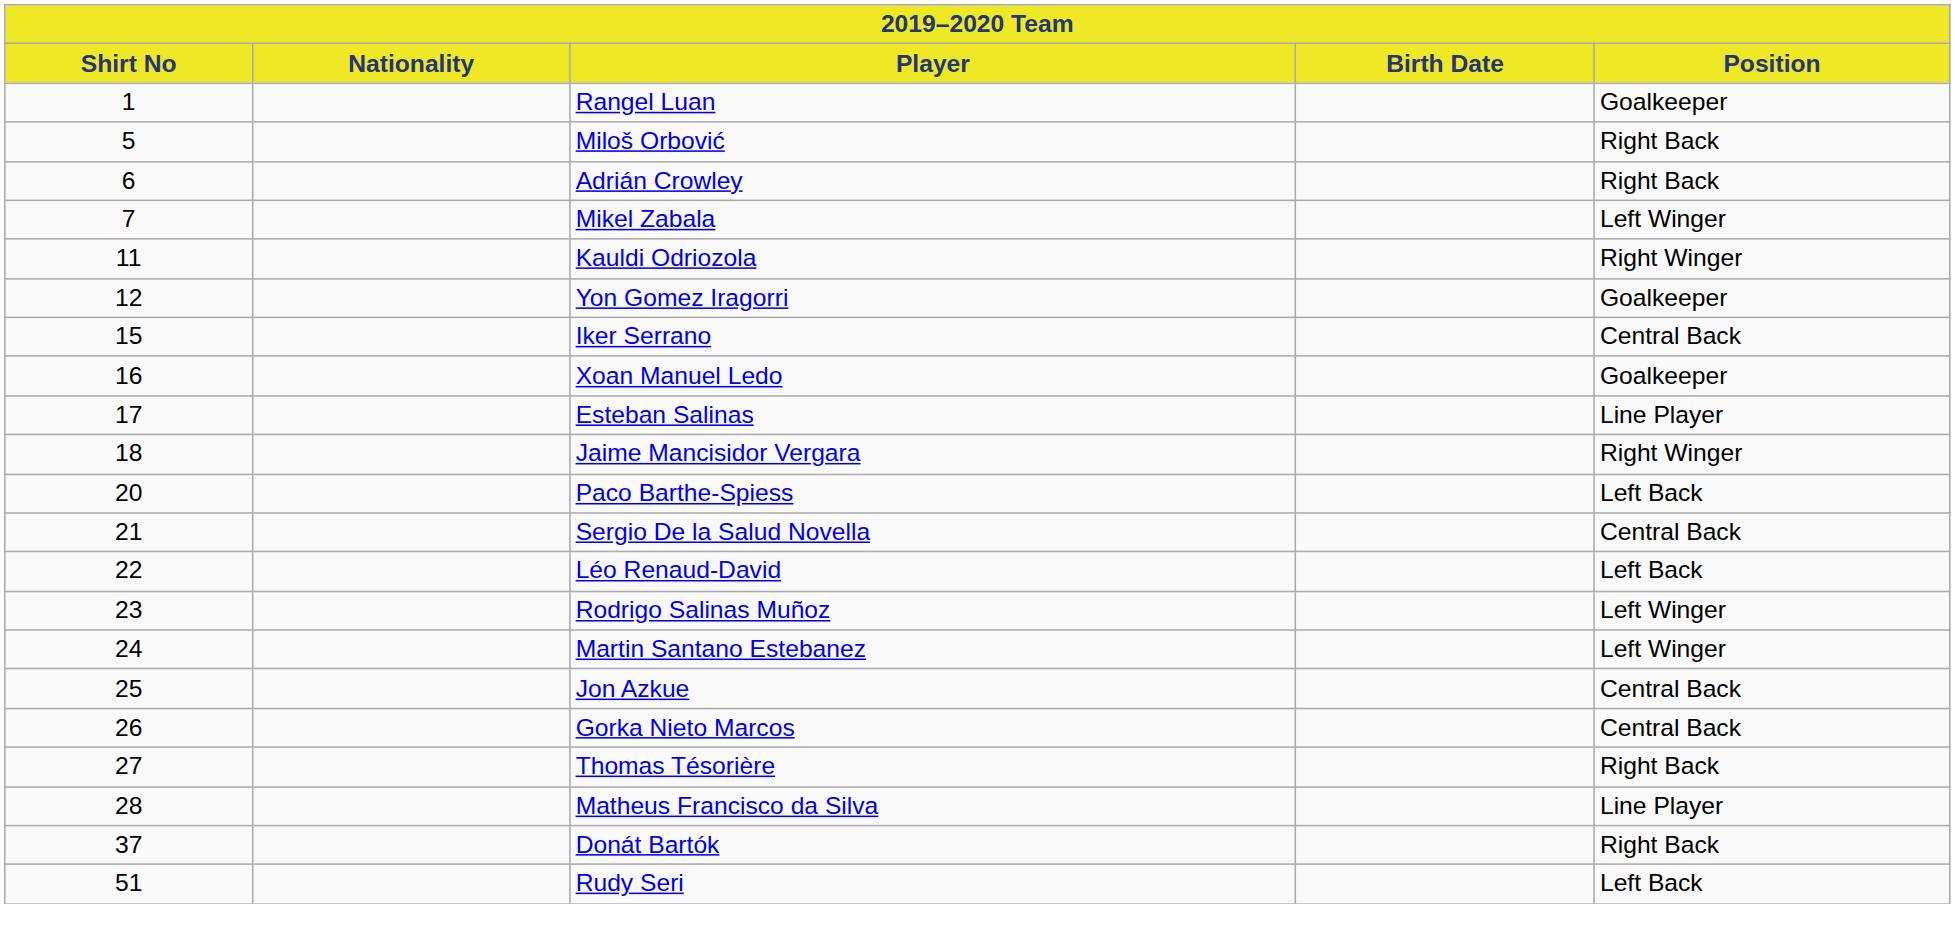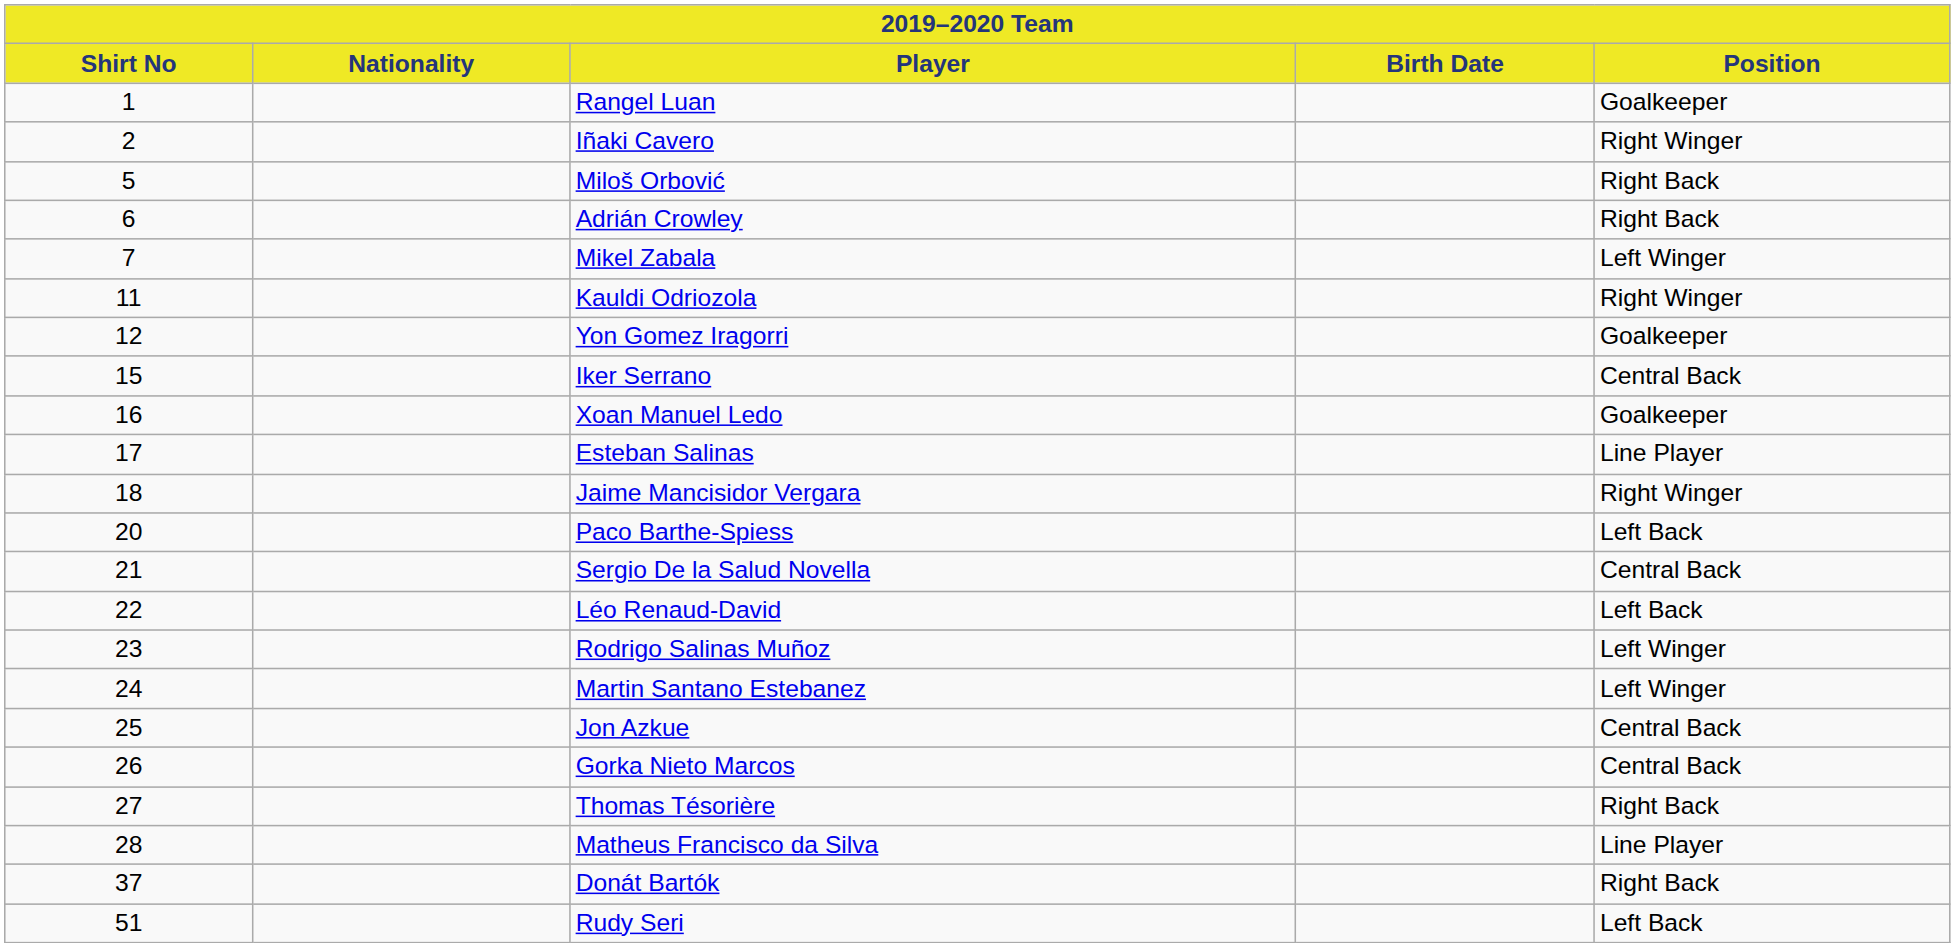+ row: (645, 141)
